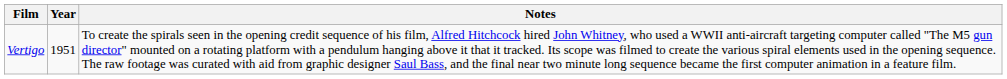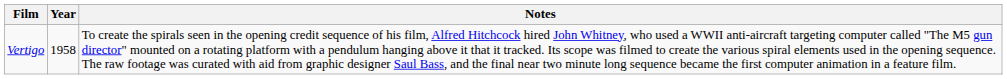(63, 49) 1951 -> (63, 49) 1958
